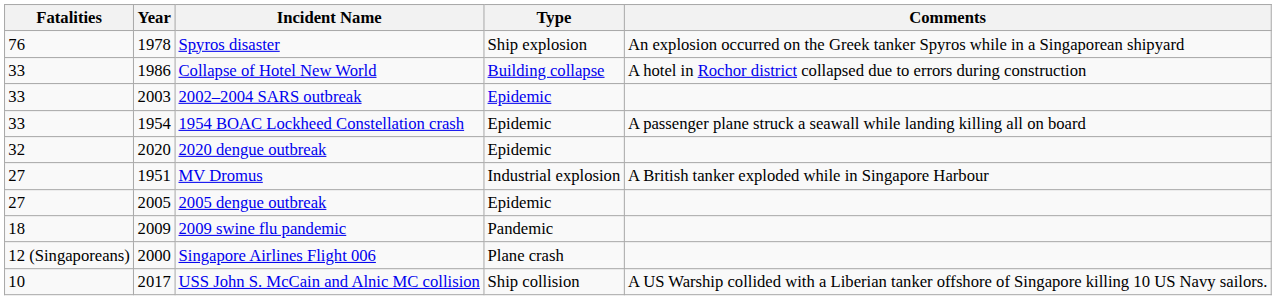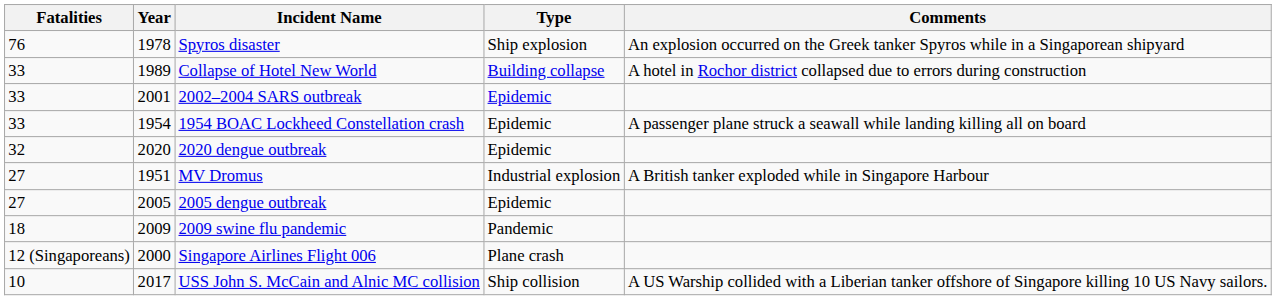(154, 70) 1986 -> (154, 70) 1989
(154, 96) 2003 -> (154, 96) 2001
